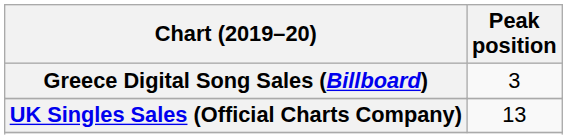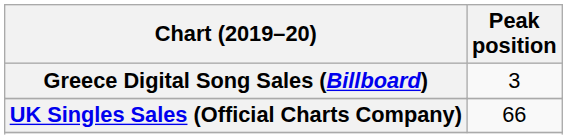(514, 115) 13 -> (514, 115) 66
